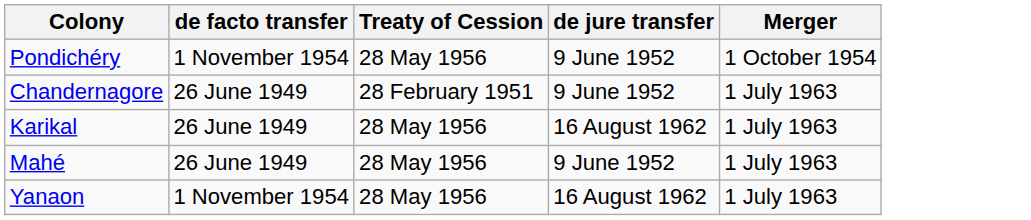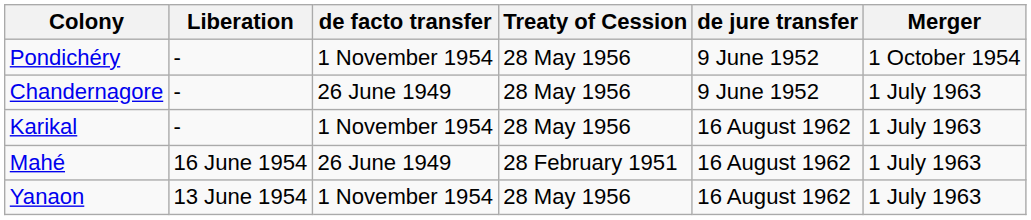+ column: (240, 22)
(446, 92) 28 February 1951 -> (567, 92) 28 May 1956
(240, 127) 26 June 1949 -> (405, 127) 1 November 1954
(423, 162) 28 May 1956 -> (590, 162) 28 February 1951
(614, 162) 9 June 1952 -> (774, 162) 16 August 1962
